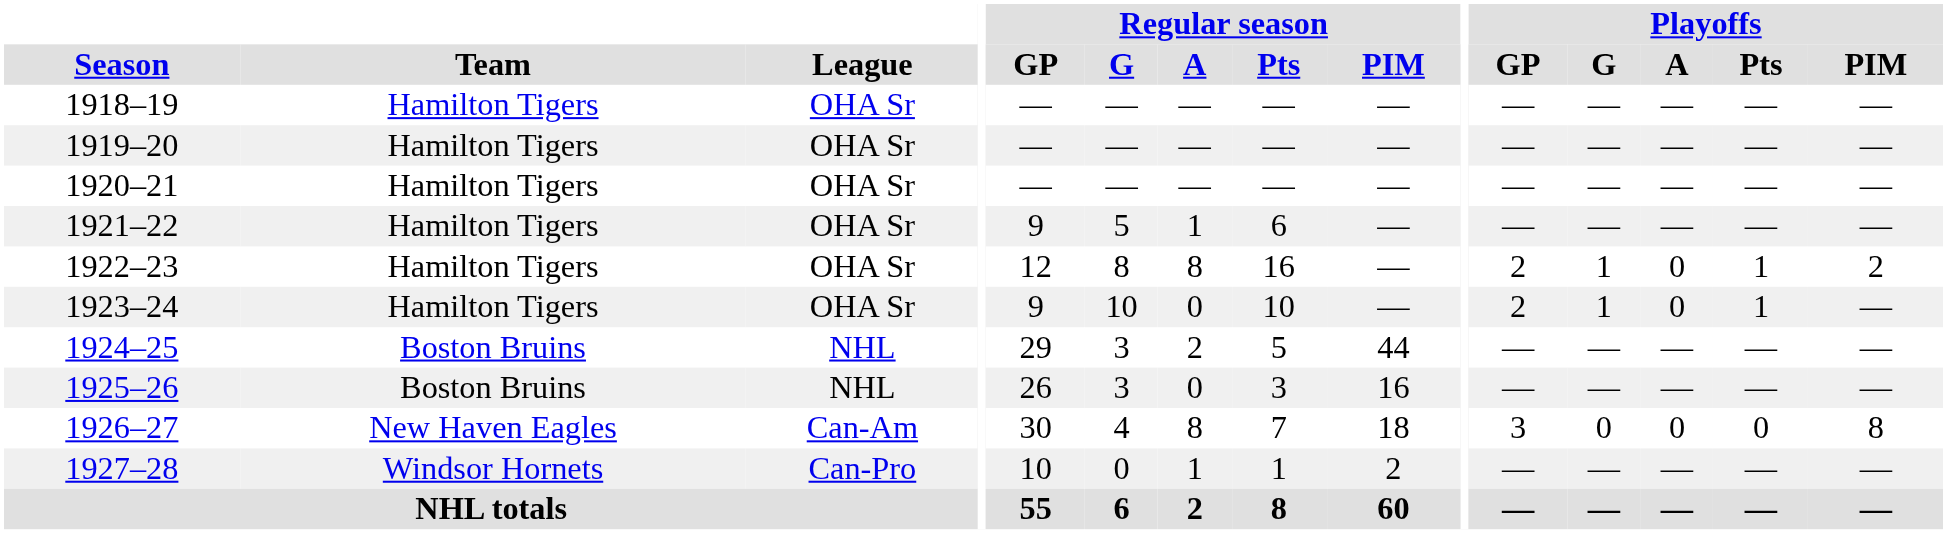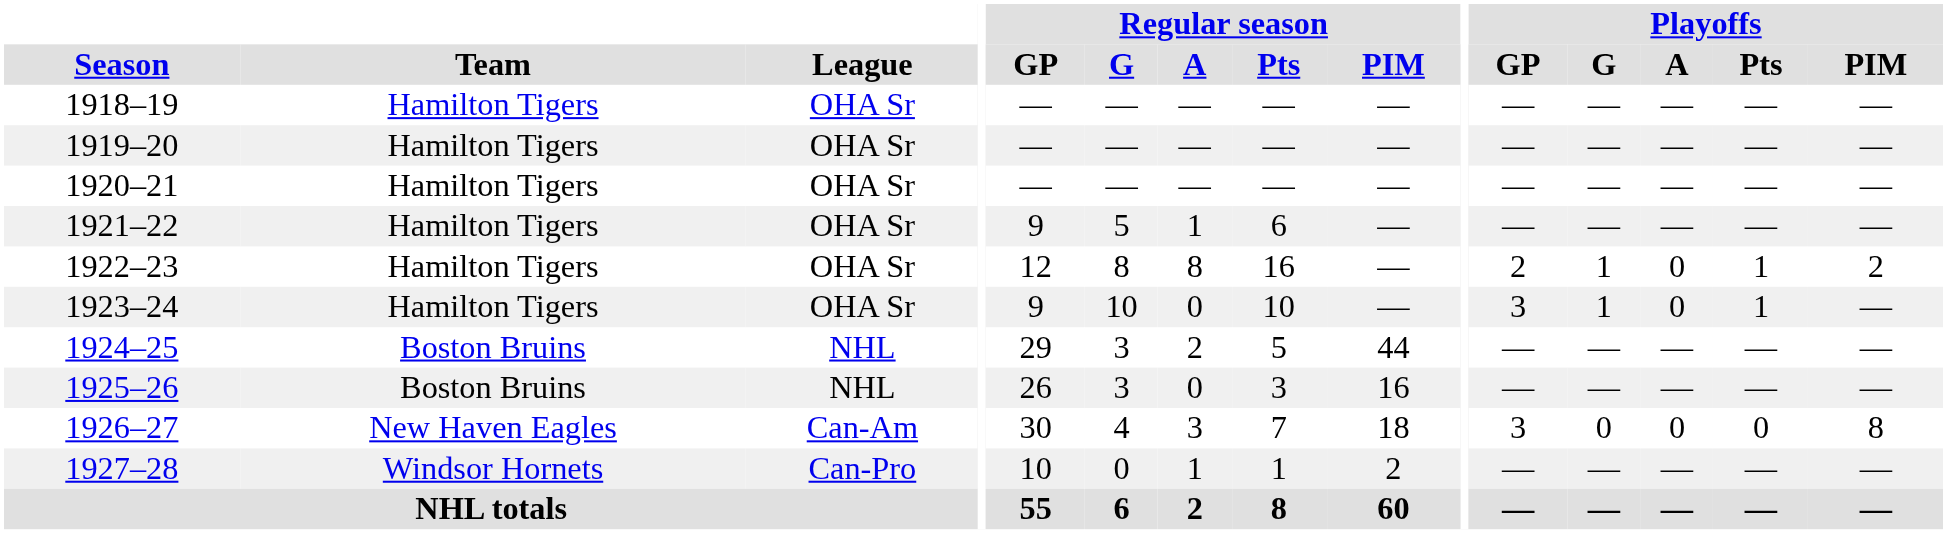(1518, 306) 2 -> (1518, 306) 3
(1195, 427) 8 -> (1195, 427) 3
